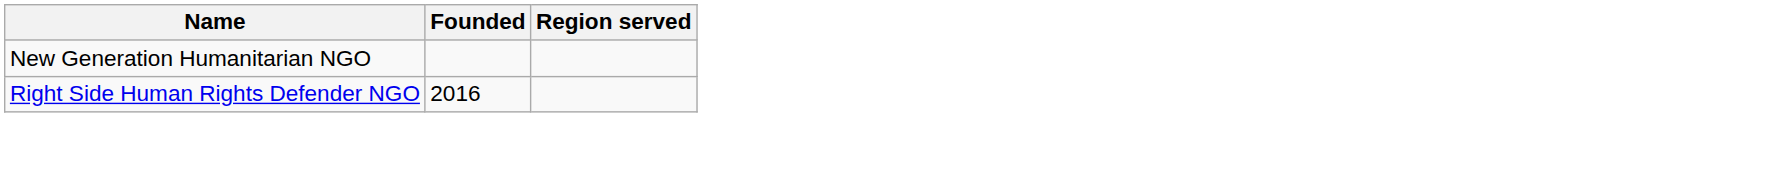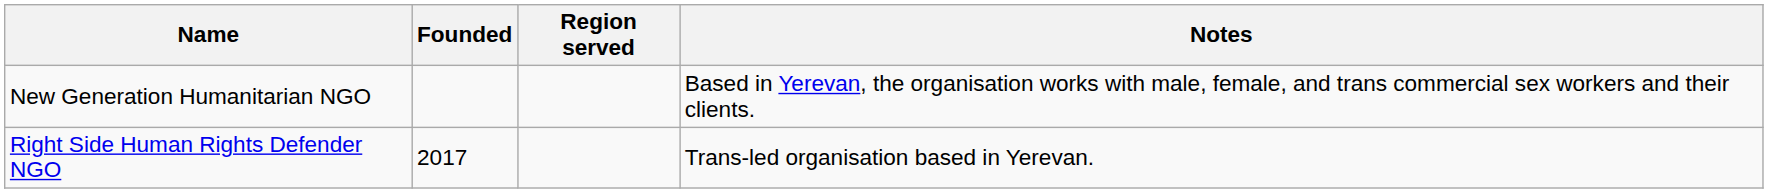+ column: (1221, 35)
(455, 93) 2016 -> (442, 157) 2017
